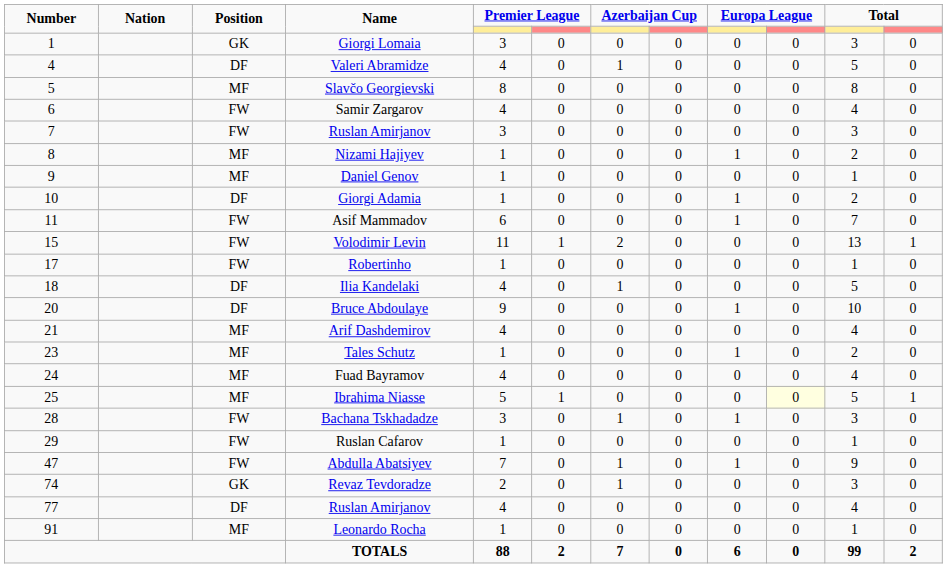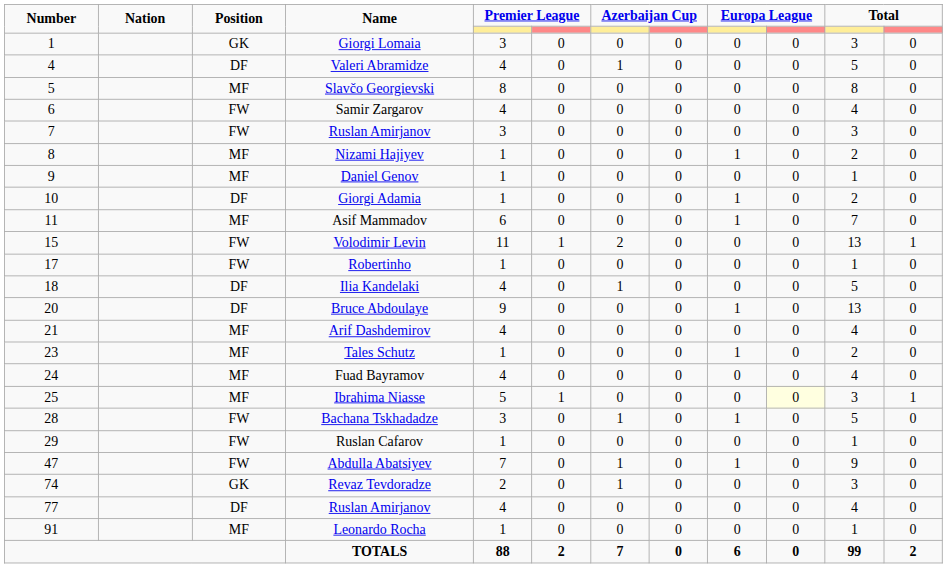(239, 220) FW -> (239, 220) MF
(854, 308) 10 -> (854, 308) 13
(854, 397) 5 -> (854, 397) 3
(854, 419) 3 -> (854, 419) 5
